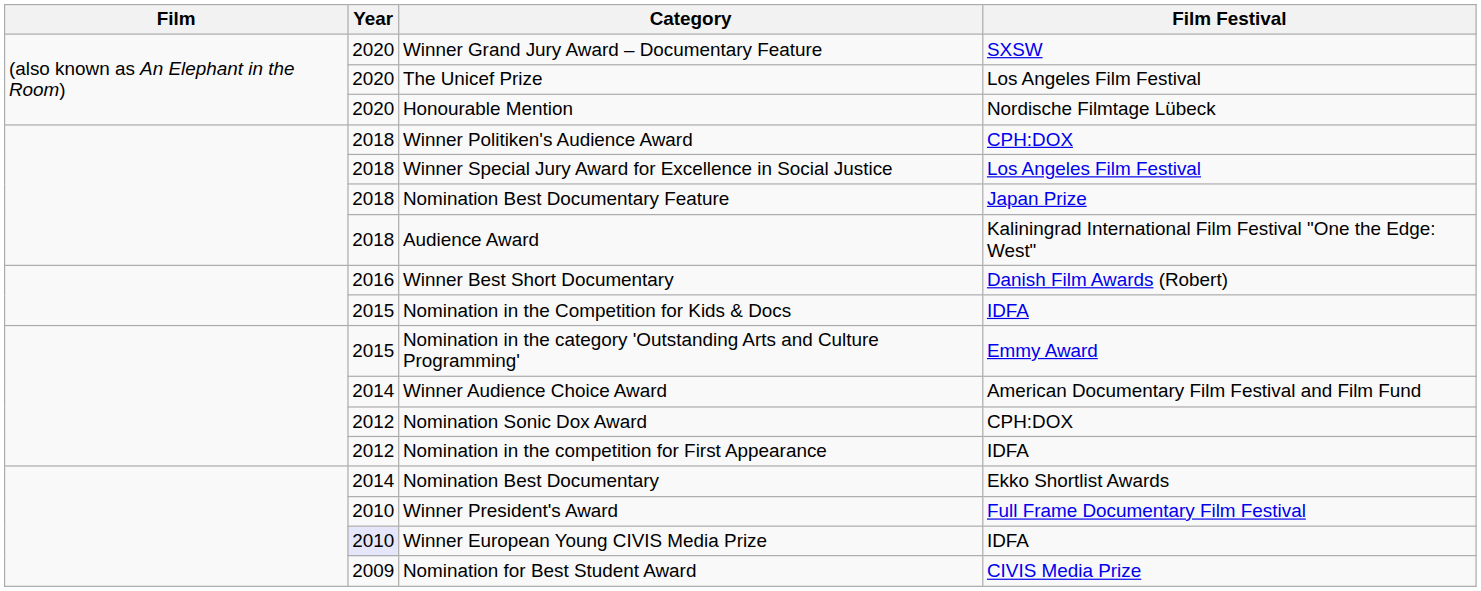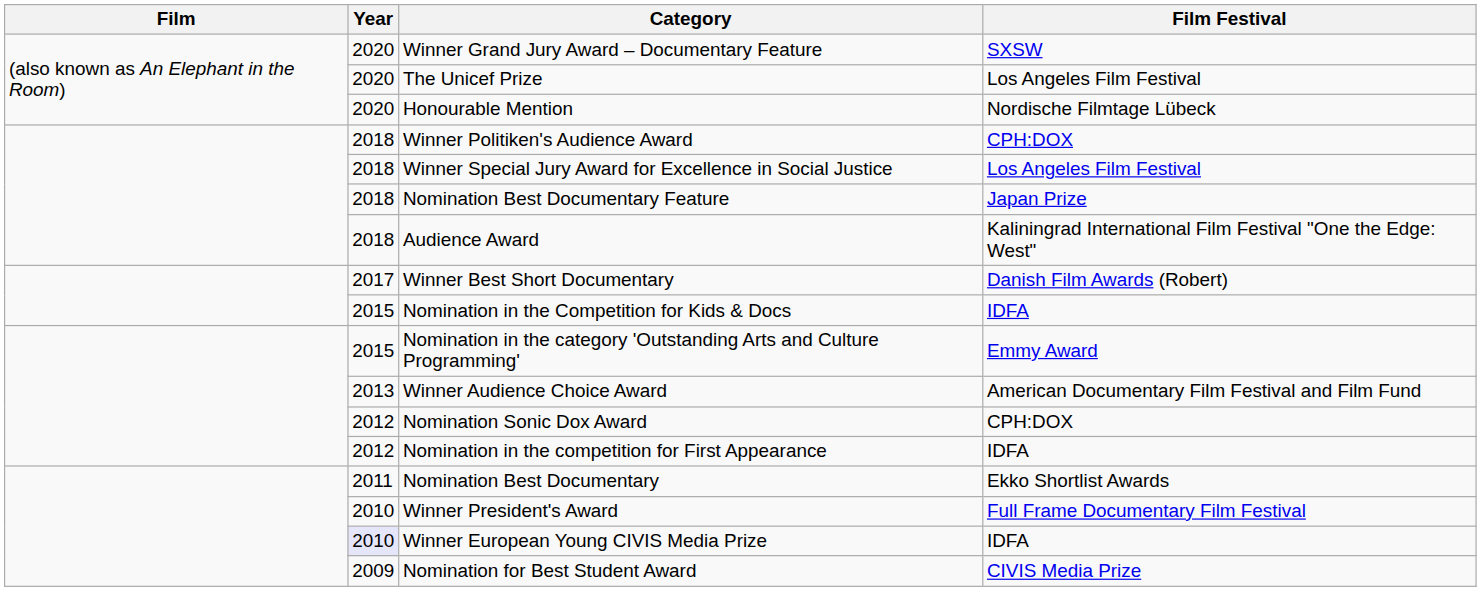(373, 280) 2016 -> (373, 280) 2017
(373, 391) 2014 -> (373, 391) 2013
(373, 481) 2014 -> (372, 481) 2011
